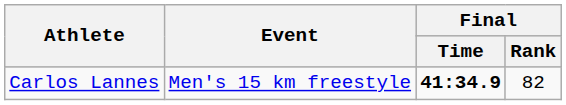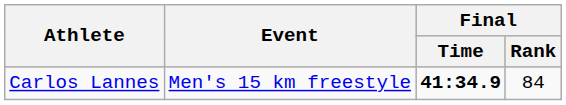(533, 83) 82 -> (533, 83) 84
